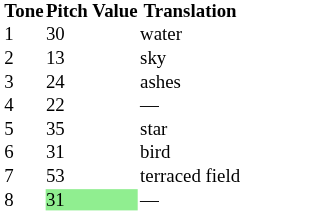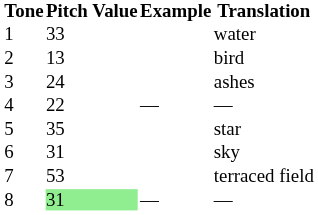+ column: (176, 10)
(55, 34) 30 -> (55, 34) 33
(153, 58) sky -> (229, 58) bird
(155, 152) bird -> (227, 152) sky
